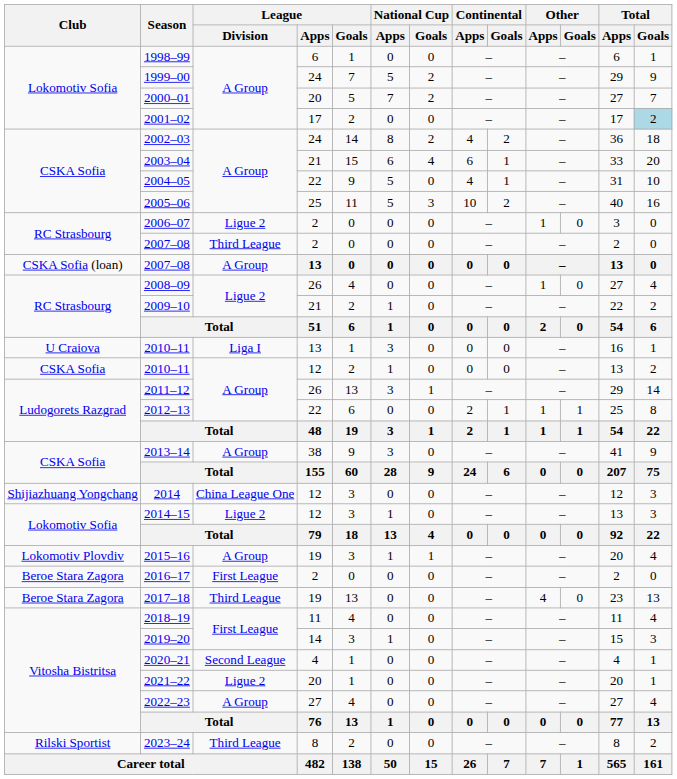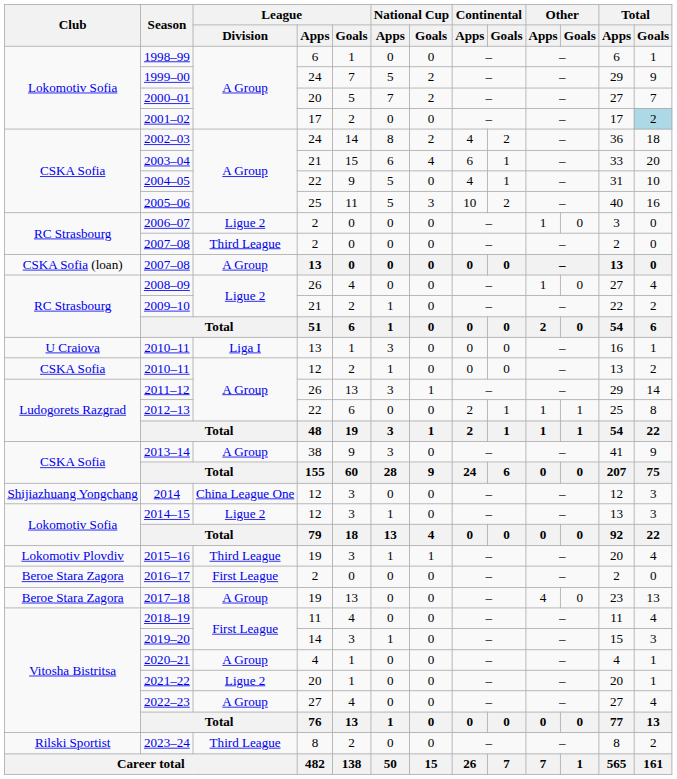(245, 555) A Group -> (245, 555) Third League
(245, 597) Third League -> (245, 597) A Group
(245, 659) Second League -> (245, 659) A Group
